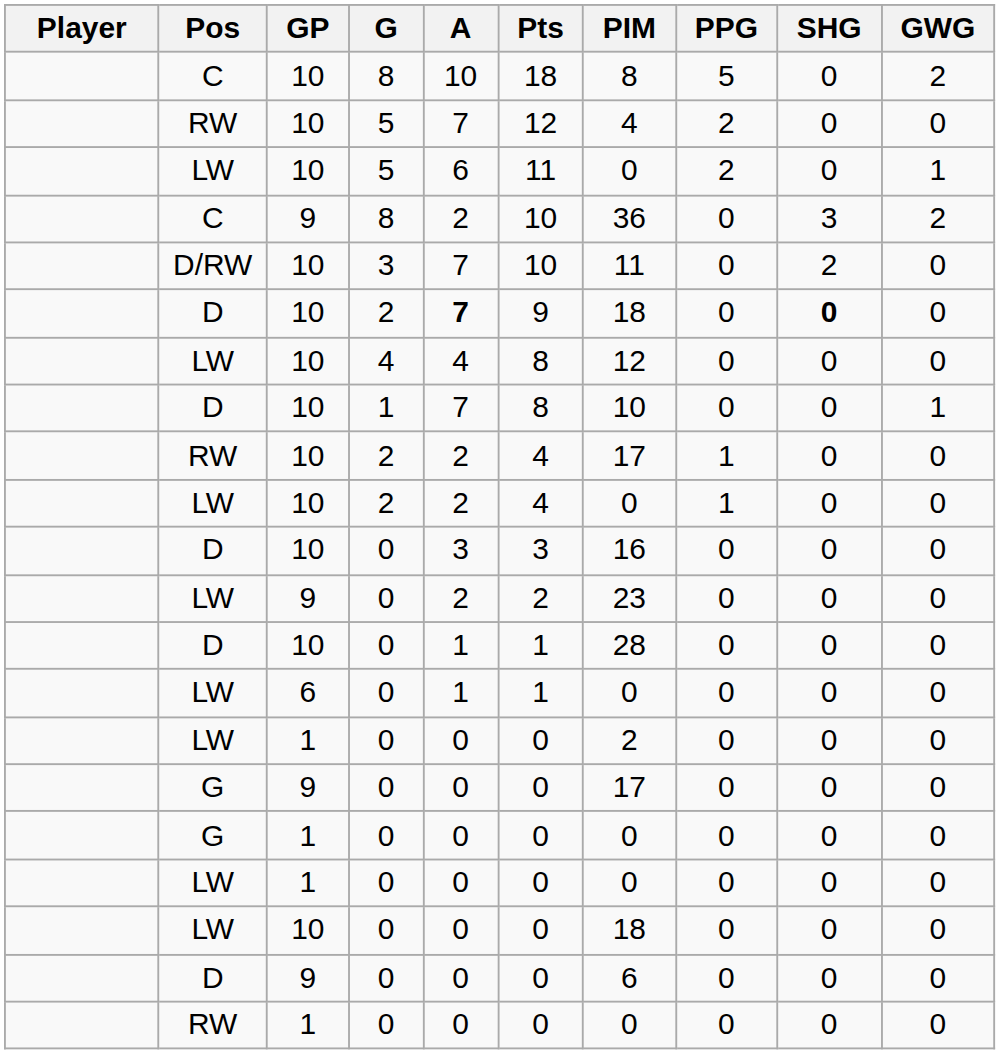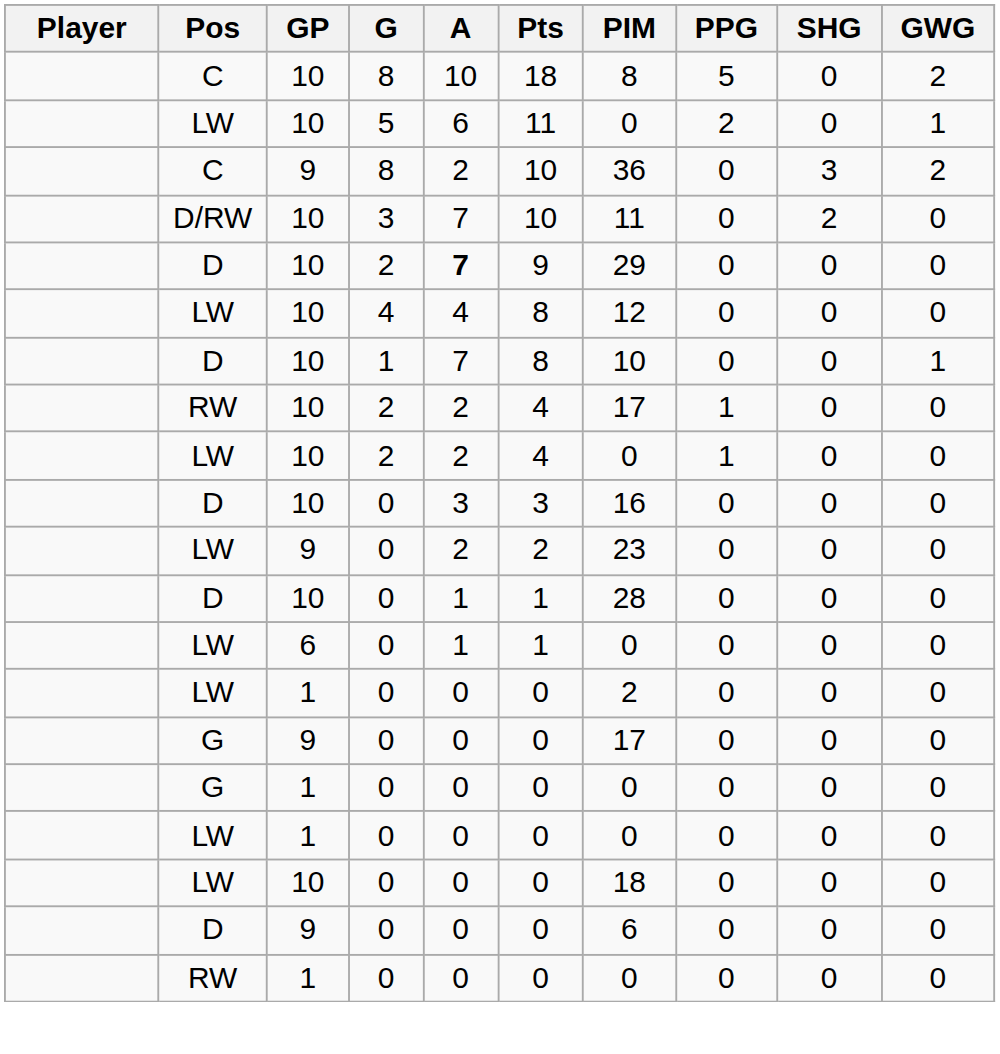- row: (213, 123)
(629, 312) 18 -> (629, 265) 29
(829, 312) bold -> (829, 265) normal
